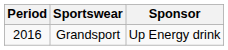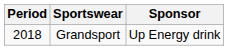(27, 34) 2016 -> (27, 34) 2018
